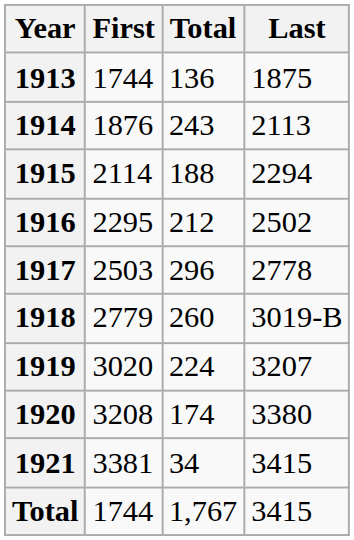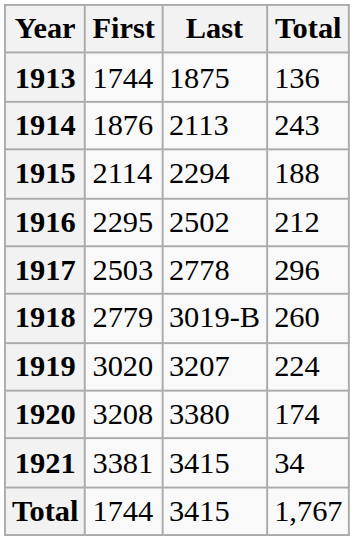columns swapped: (297, 28) <-> (203, 28)
